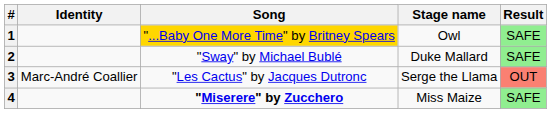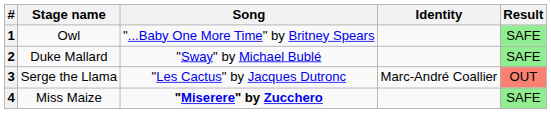columns swapped: (449, 14) <-> (79, 14)
(269, 35) gold background -> (249, 35) no background
